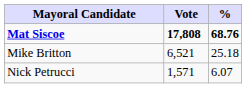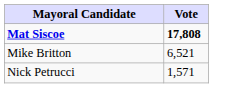- column: (225, 14)
